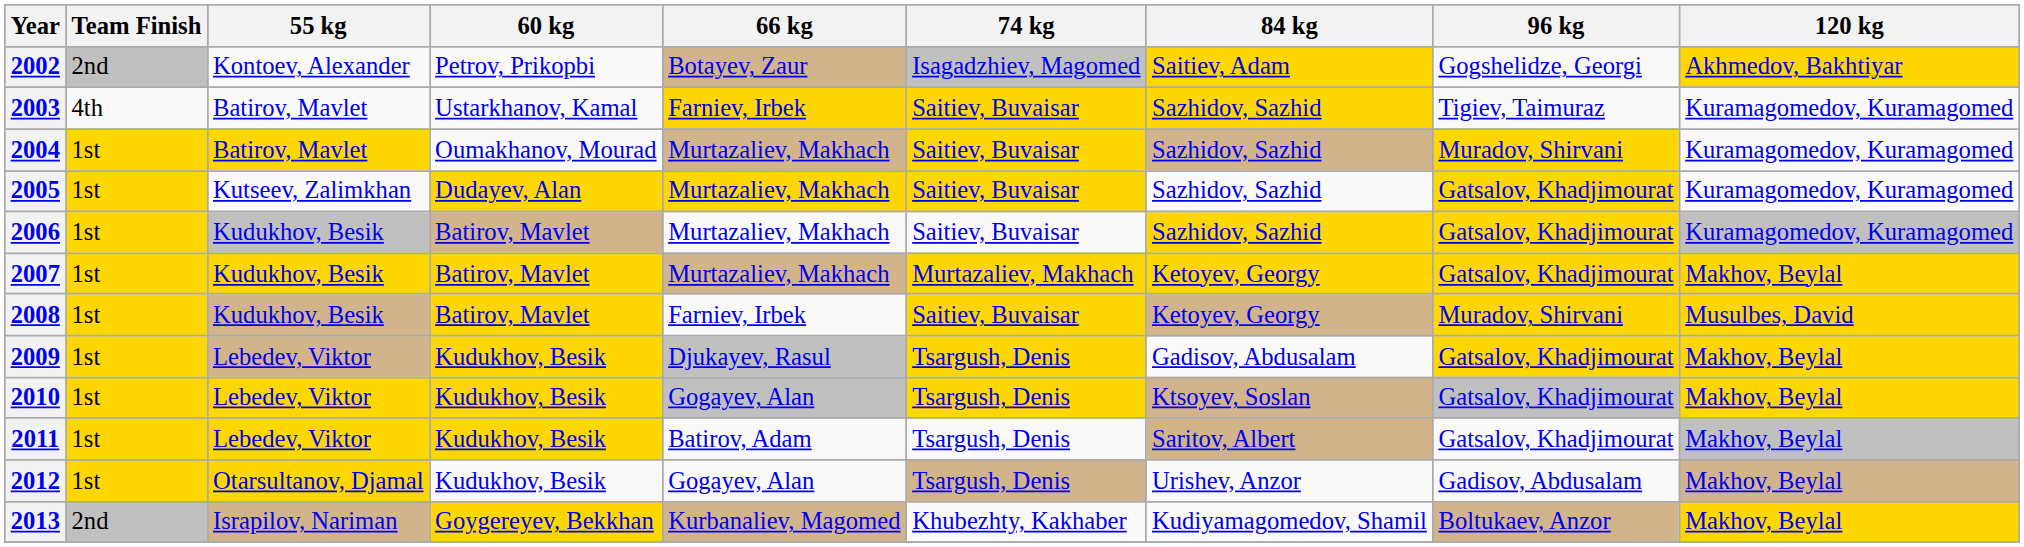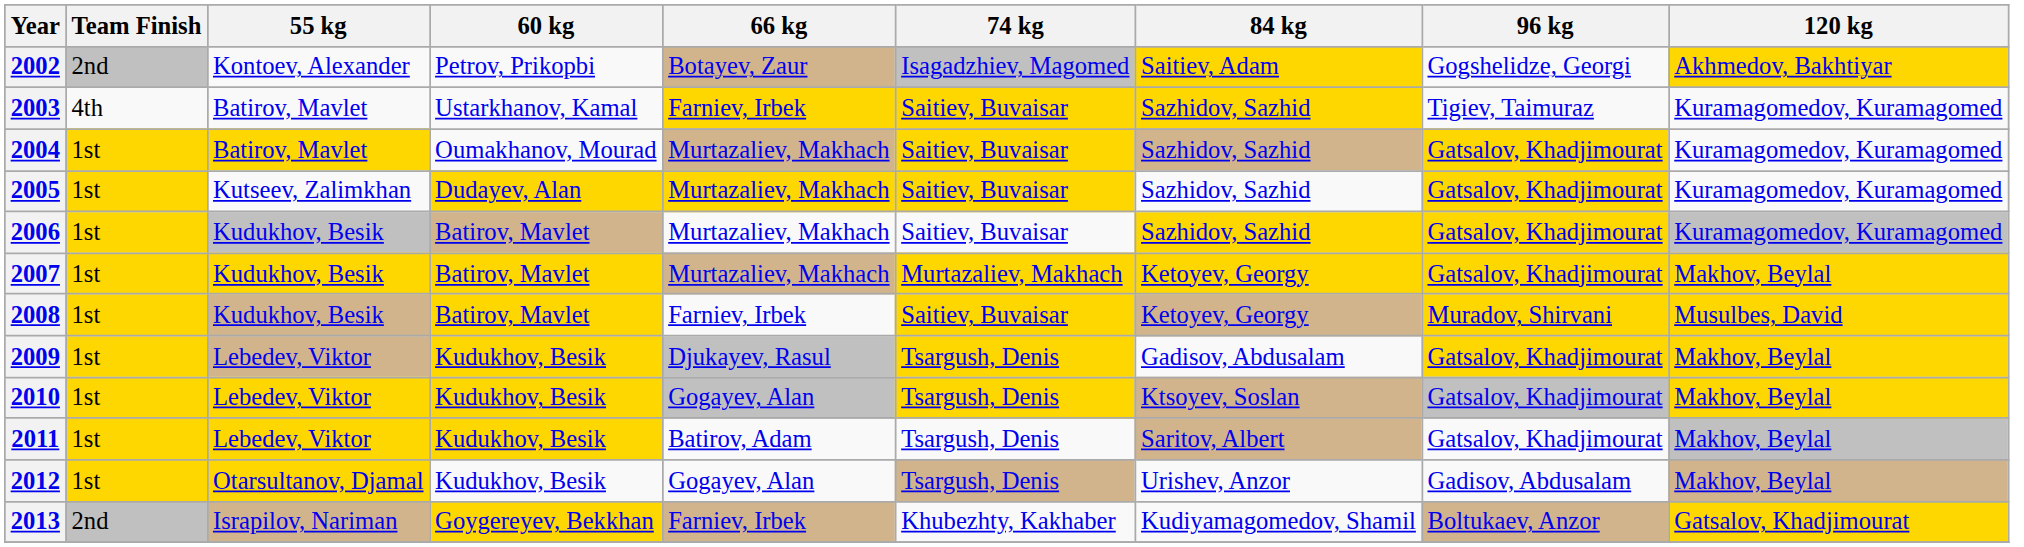(1531, 149) Muradov, Shirvani -> (1545, 149) Gatsalov, Khadjimourat
(784, 521) Kurbanaliev, Magomed -> (737, 521) Farniev, Irbek
(1764, 521) Makhov, Beylal -> (1792, 521) Gatsalov, Khadjimourat
